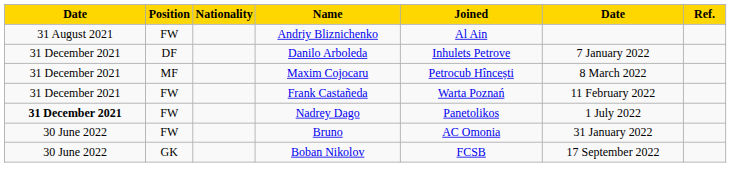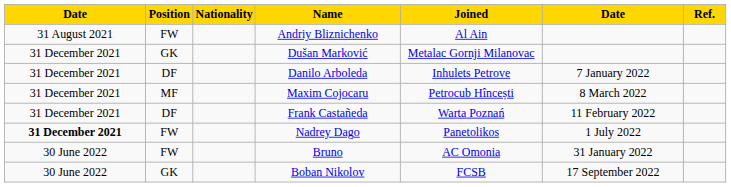+ row: (328, 54)
(169, 93) FW -> (169, 113) DF
